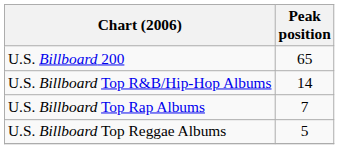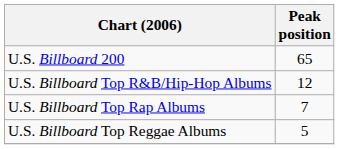(305, 82) 14 -> (305, 82) 12
